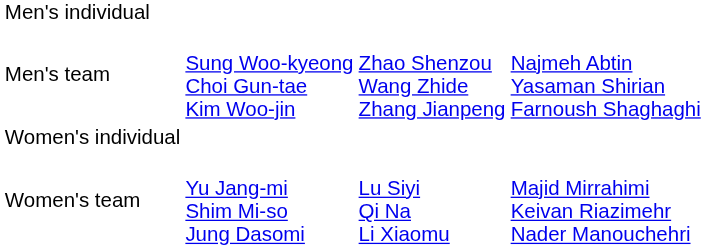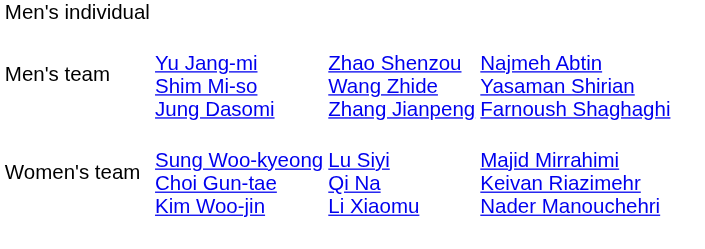(269, 86) Sung Woo-kyeong Choi Gun-tae Kim Woo-jin -> (215, 86) Yu Jang-mi Shim Mi-so Jung Dasomi
- row: (93, 137)
(245, 211) Yu Jang-mi Shim Mi-so Jung Dasomi -> (239, 183) Sung Woo-kyeong Choi Gun-tae Kim Woo-jin
